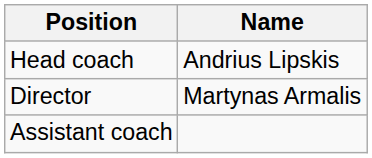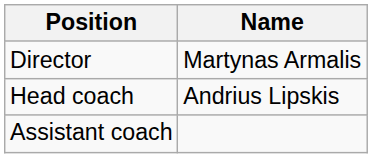rows swapped: (51, 96) <-> (72, 59)
